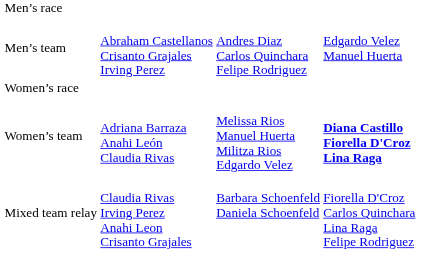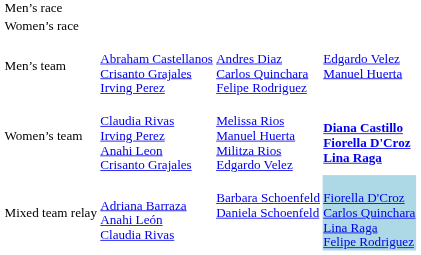rows swapped: (35, 48) <-> (42, 88)
(143, 143) Adriana Barraza Anahi León Claudia Rivas -> (146, 143) Claudia Rivas Irving Perez Anahi Leon Crisanto Grajales
(146, 220) Claudia Rivas Irving Perez Anahi Leon Crisanto Grajales -> (143, 220) Adriana Barraza Anahi León Claudia Rivas
(369, 220) no background -> (369, 220) lightblue background
